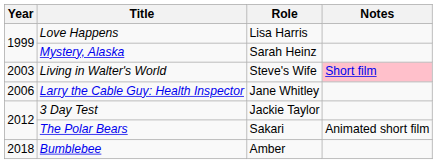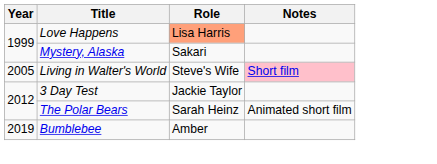(279, 33) no background -> (201, 33) lightsalmon background
(283, 52) Sarah Heinz -> (189, 52) Sakari
(21, 71) 2003 -> (21, 71) 2005
- row: (142, 91)
(267, 129) Sakari -> (205, 110) Sarah Heinz
(21, 149) 2018 -> (21, 129) 2019
